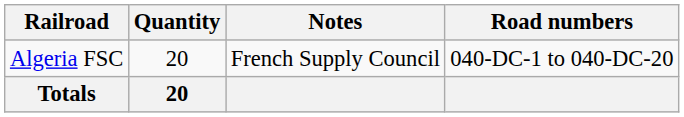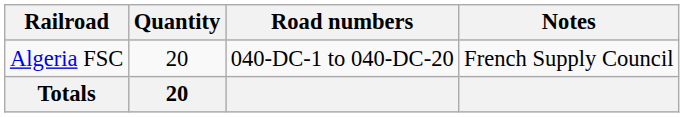columns swapped: (562, 22) <-> (335, 22)
